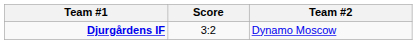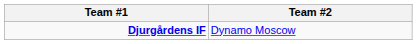- column: (208, 13)
